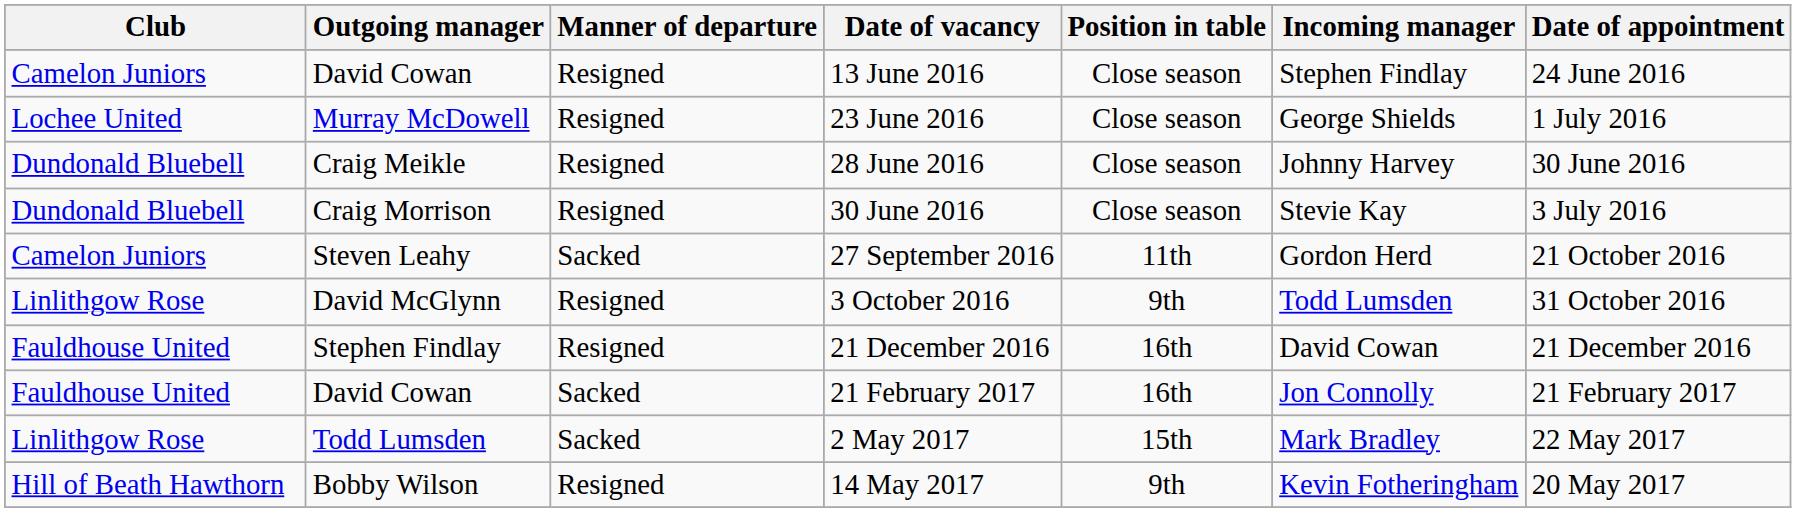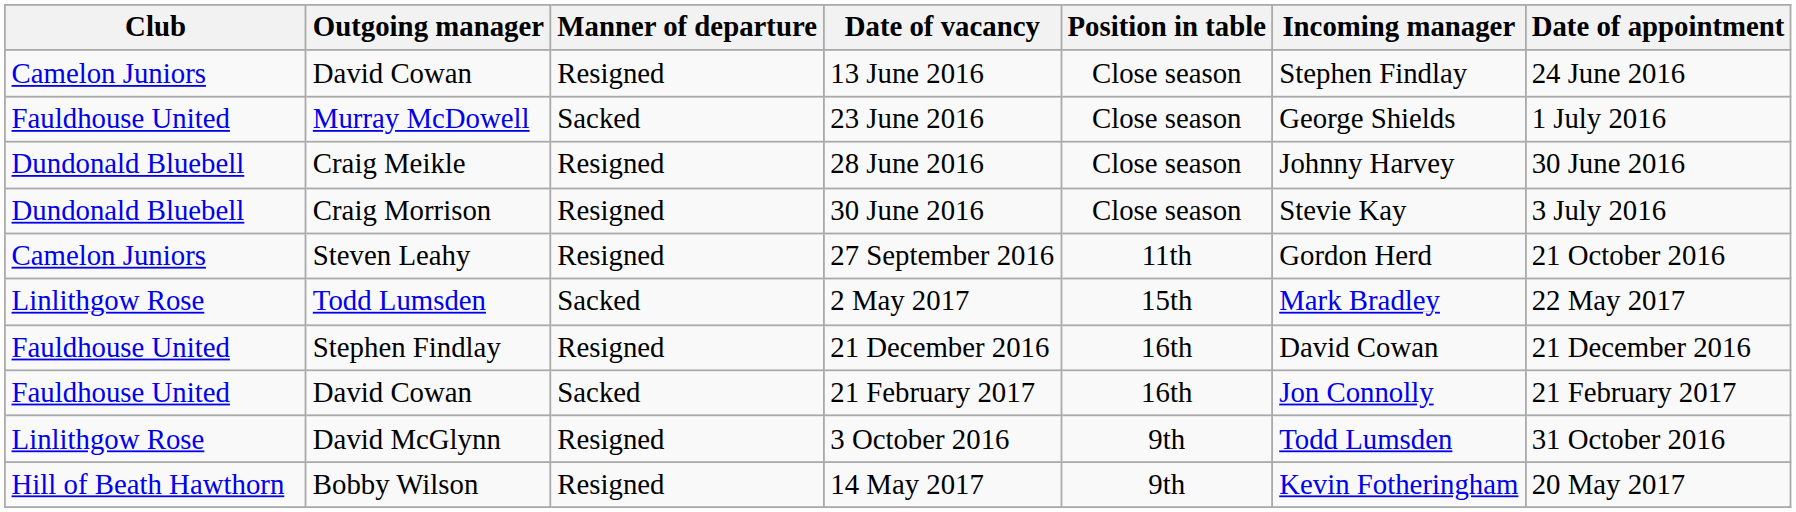(97, 118) Lochee United -> (121, 118) Fauldhouse United
(611, 118) Resigned -> (599, 118) Sacked
(599, 255) Sacked -> (611, 255) Resigned
rows swapped: (920, 301) <-> (900, 438)
